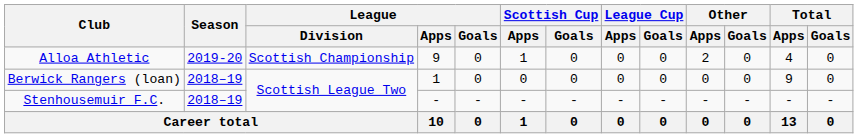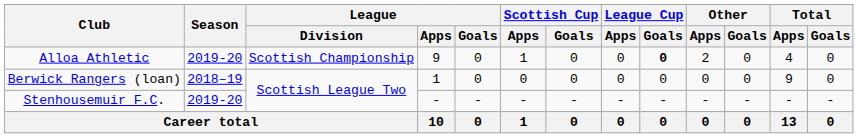(663, 58) normal -> (663, 58) bold
(215, 101) 2018–19 -> (215, 101) 2019-20
